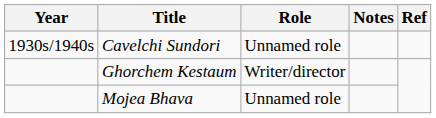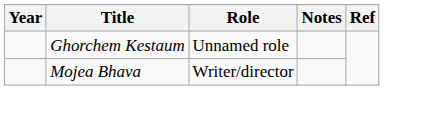- row: (161, 44)
(295, 71) Writer/director -> (241, 44) Unnamed role
(293, 98) Unnamed role -> (243, 71) Writer/director
